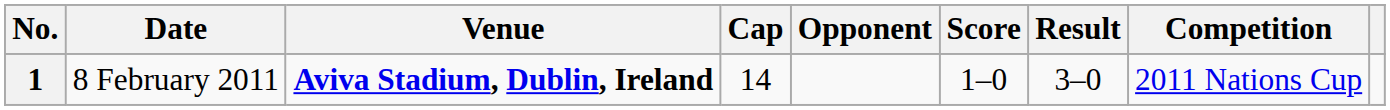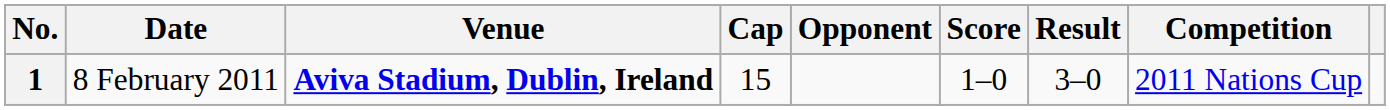(755, 79) 14 -> (755, 79) 15
